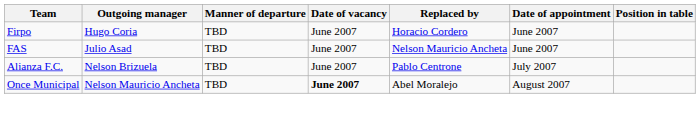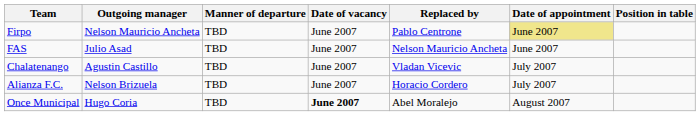(111, 31) Hugo Coria -> (142, 31) Nelson Mauricio Ancheta
(430, 31) Horacio Cordero -> (427, 31) Pablo Centrone
(535, 31) no background -> (535, 31) khaki background
+ row: (38, 66)
(427, 66) Pablo Centrone -> (430, 84) Horacio Cordero
(142, 84) Nelson Mauricio Ancheta -> (111, 102) Hugo Coria
